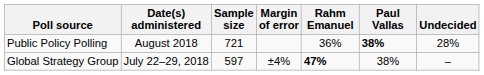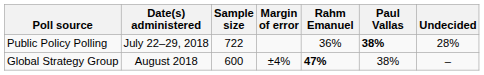(166, 43) August 2018 -> (166, 43) July 22–29, 2018
(234, 43) 721 -> (234, 43) 722
(166, 61) July 22–29, 2018 -> (166, 61) August 2018
(234, 61) 597 -> (234, 61) 600
